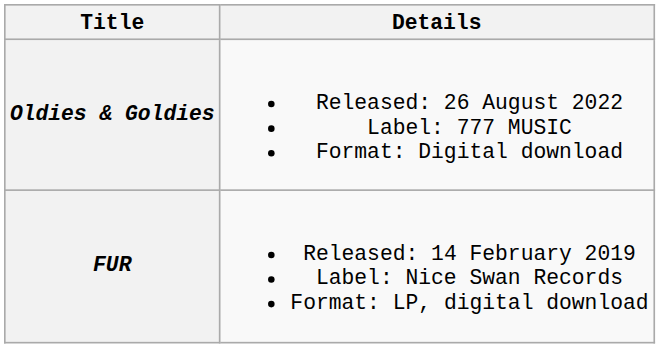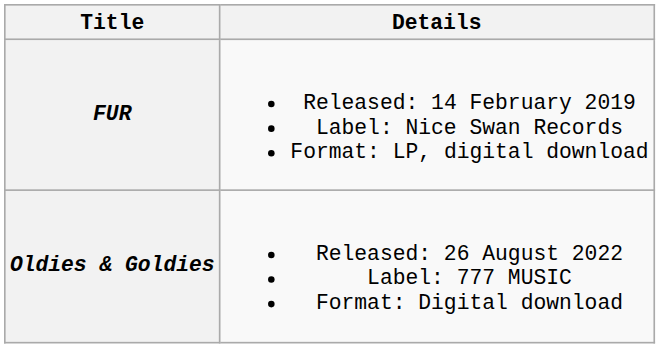rows swapped: (112, 266) <-> (112, 115)
